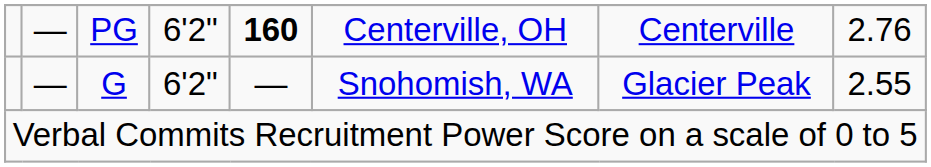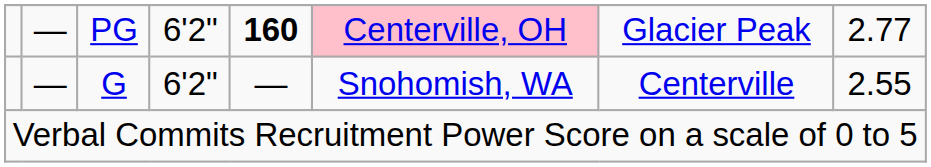(455, 30) no background -> (455, 30) pink background
(717, 30) Centerville -> (717, 30) Glacier Peak
(879, 30) 2.76 -> (879, 30) 2.77
(717, 82) Glacier Peak -> (717, 82) Centerville
